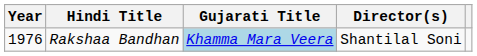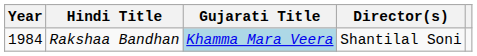(25, 40) 1976 -> (25, 40) 1984
